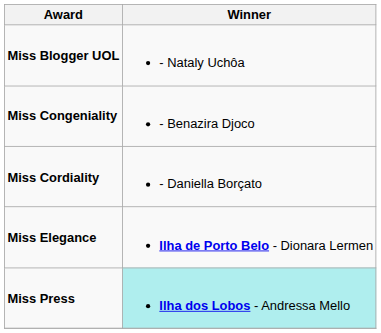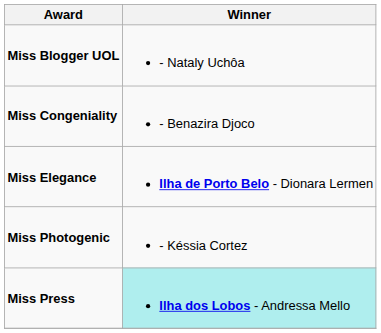- row: (53, 177)
+ row: (59, 238)
